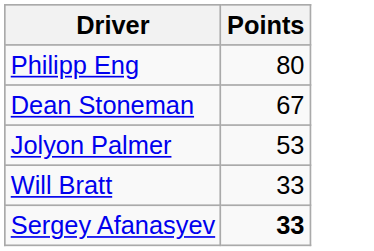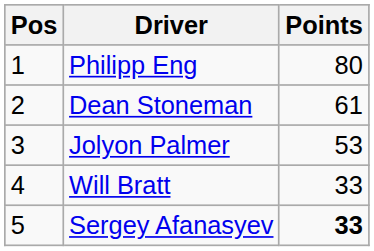+ column: (34, 25)
(290, 105) 67 -> (349, 105) 61
